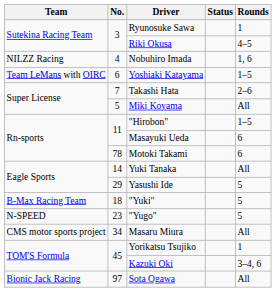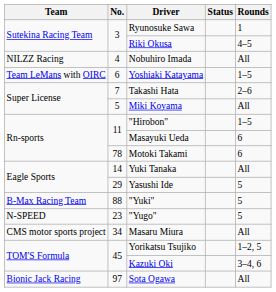(245, 59) 1, 6 -> (244, 59) All
(117, 200) 18 -> (117, 200) 88
(240, 247) 1 -> (249, 247) 1–2, 5
